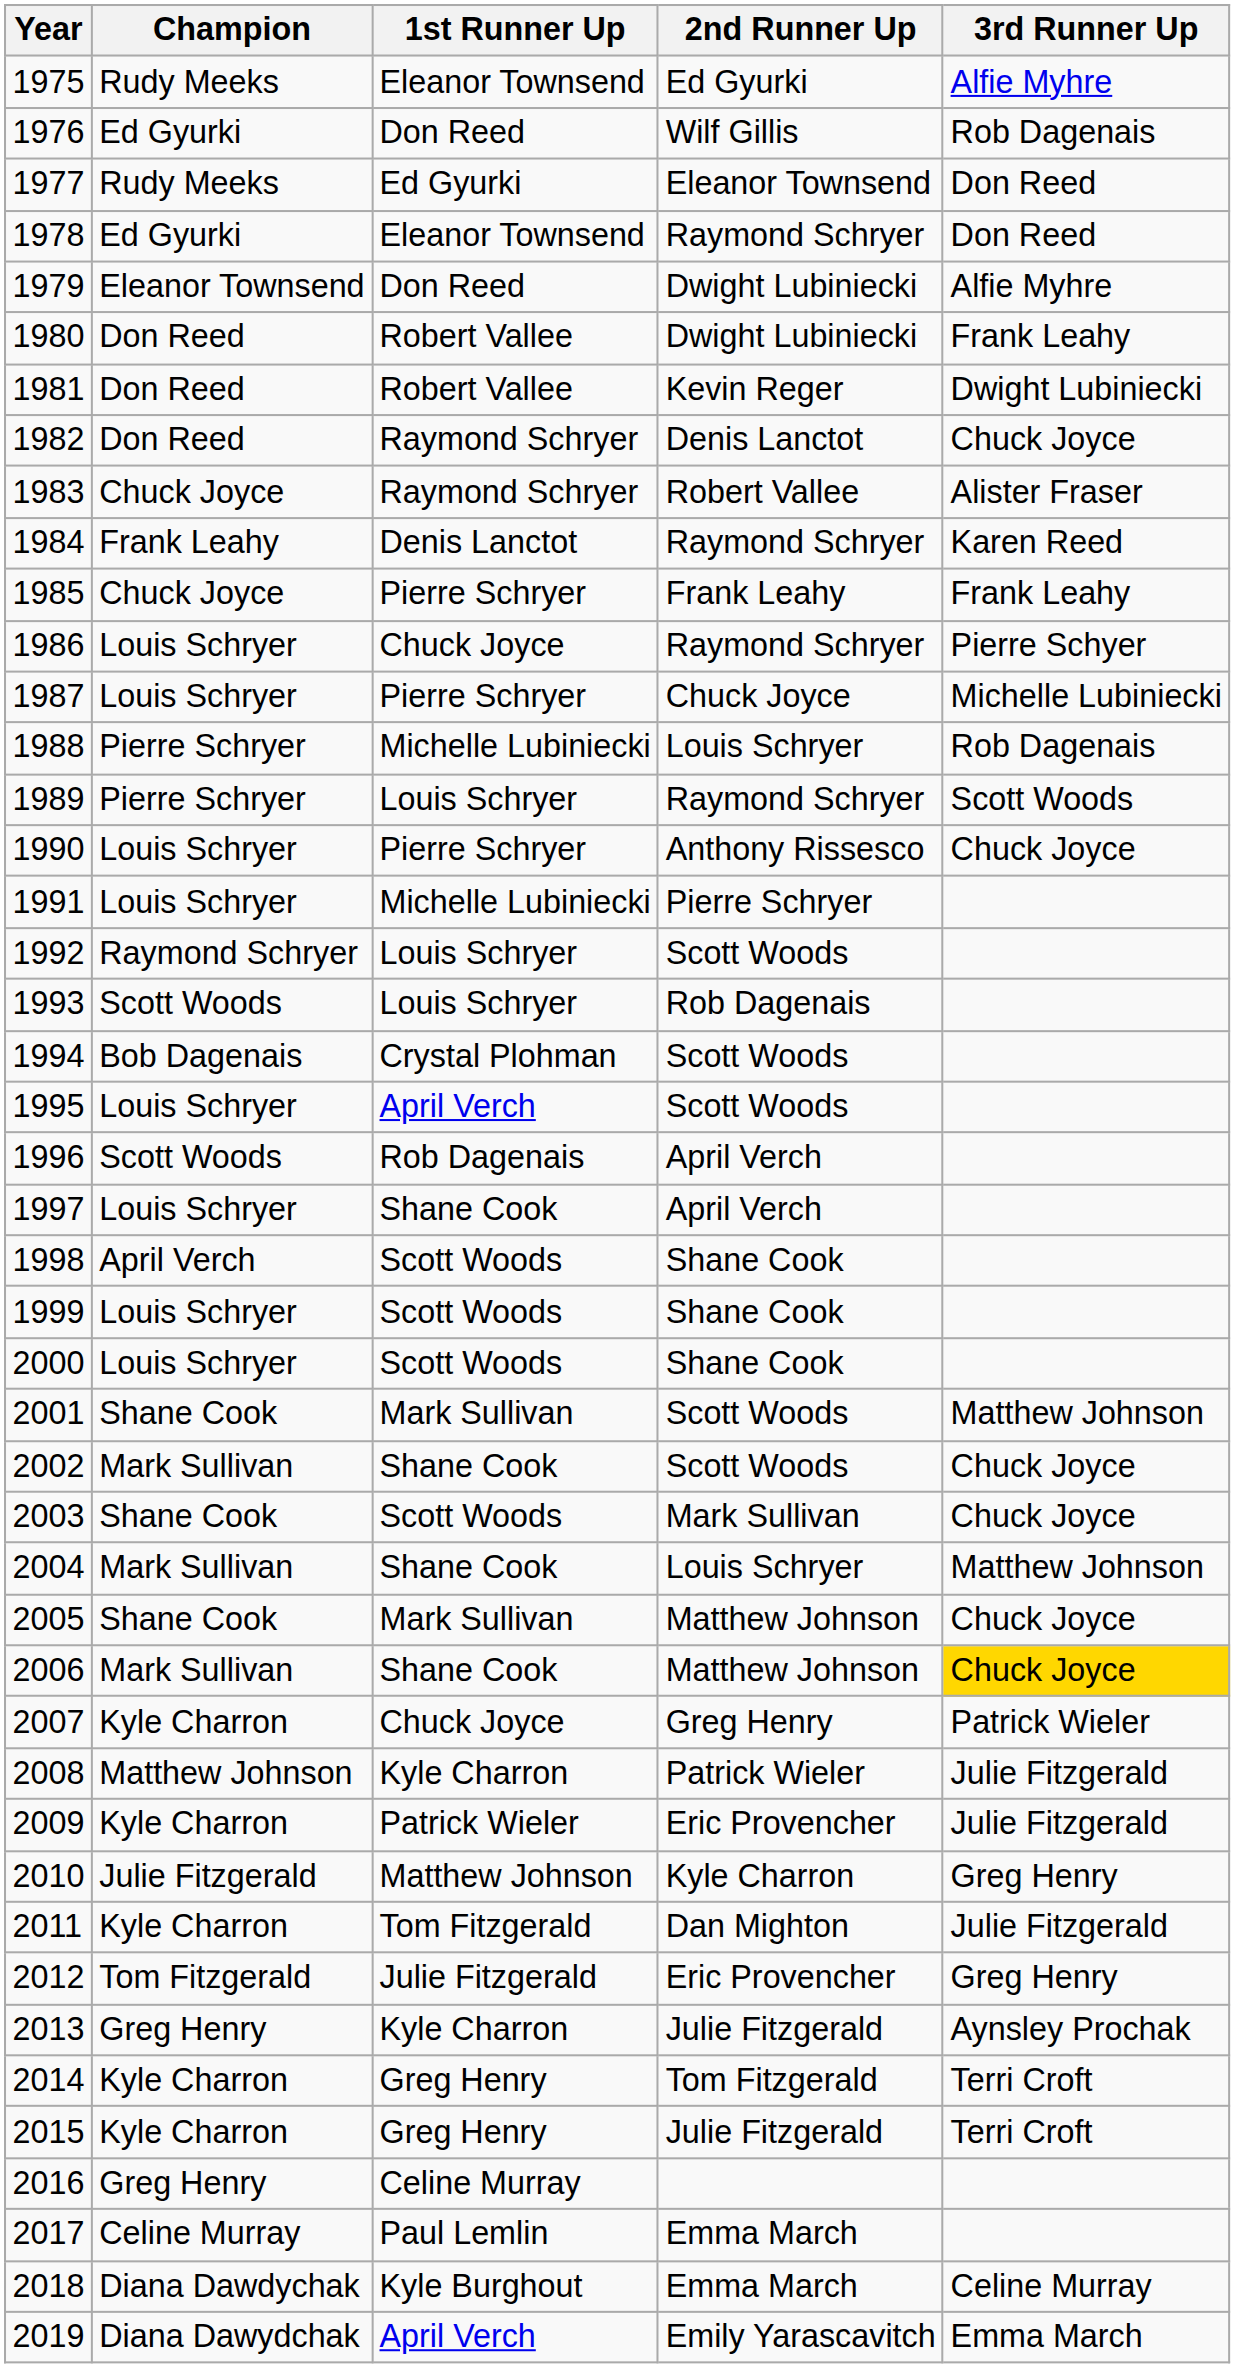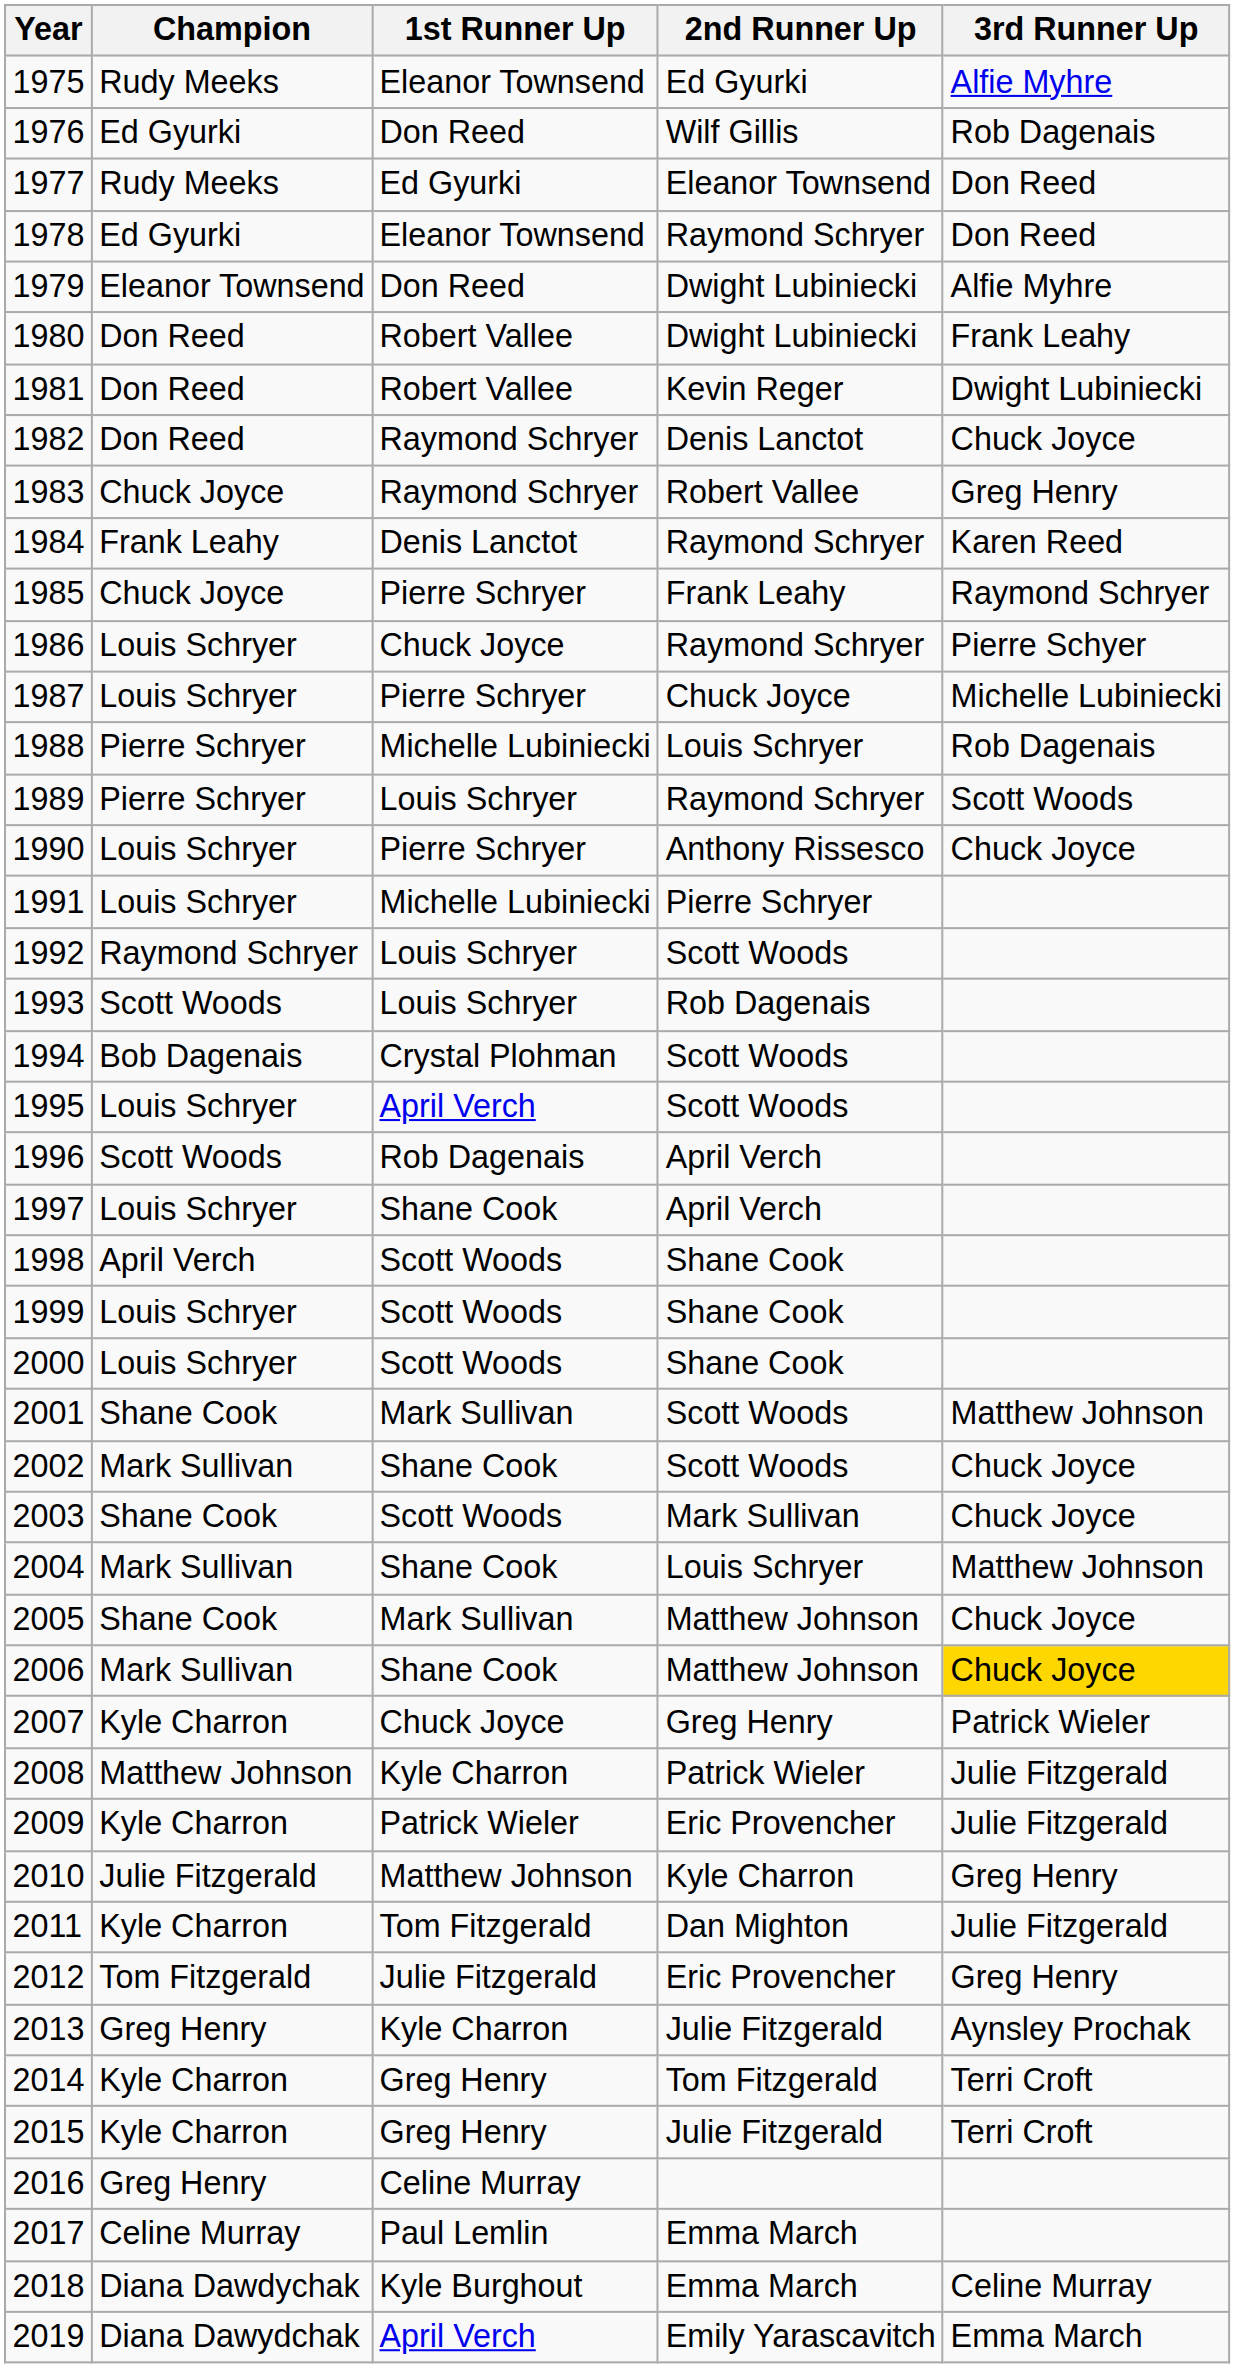(1047, 491) Alister Fraser -> (1034, 491) Greg Henry
(1040, 593) Frank Leahy -> (1080, 593) Raymond Schryer
